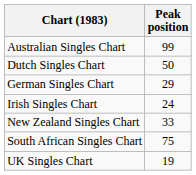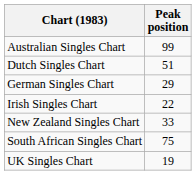(168, 65) 50 -> (168, 65) 51
(168, 103) 24 -> (168, 103) 22
